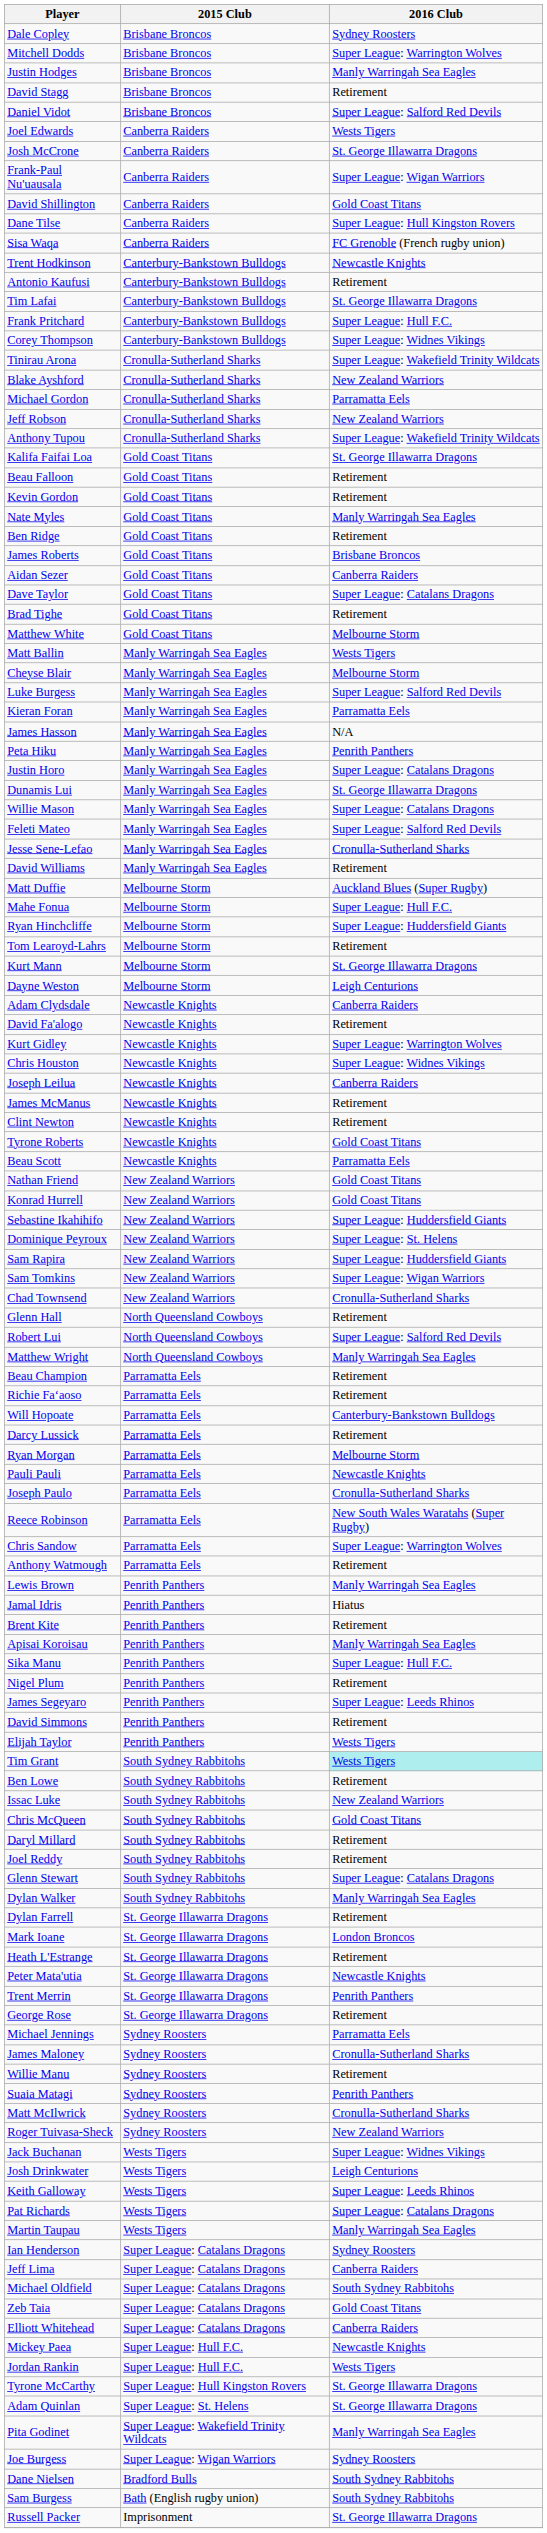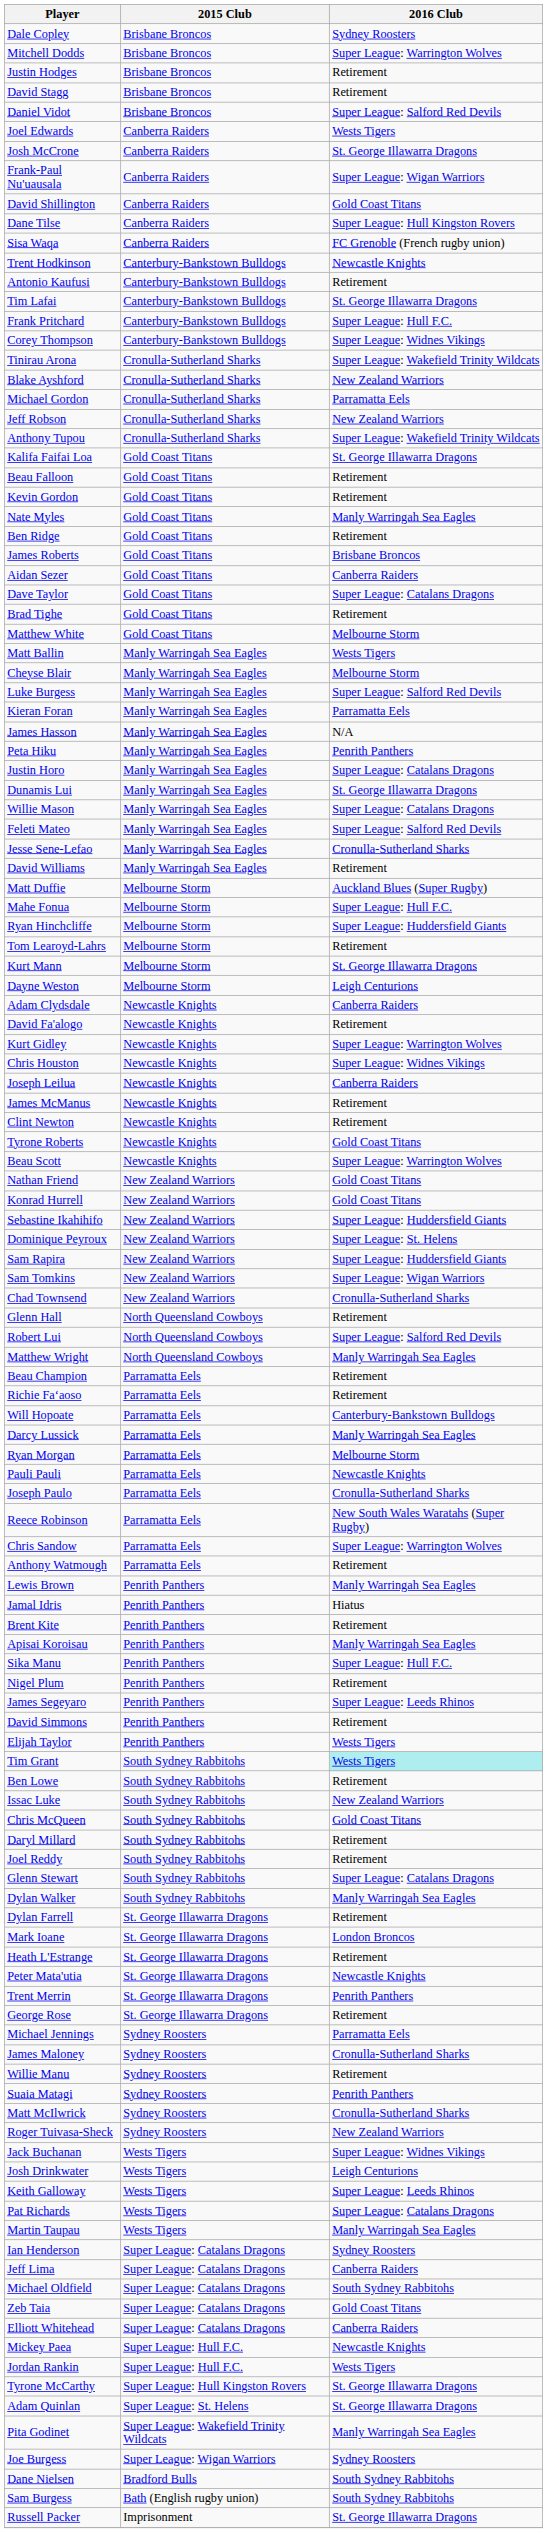(404, 72) Manly Warringah Sea Eagles -> (360, 72) Retirement
(371, 1161) Parramatta Eels -> (417, 1161) Super League: Warrington Wolves
(360, 1434) Retirement -> (404, 1434) Manly Warringah Sea Eagles
